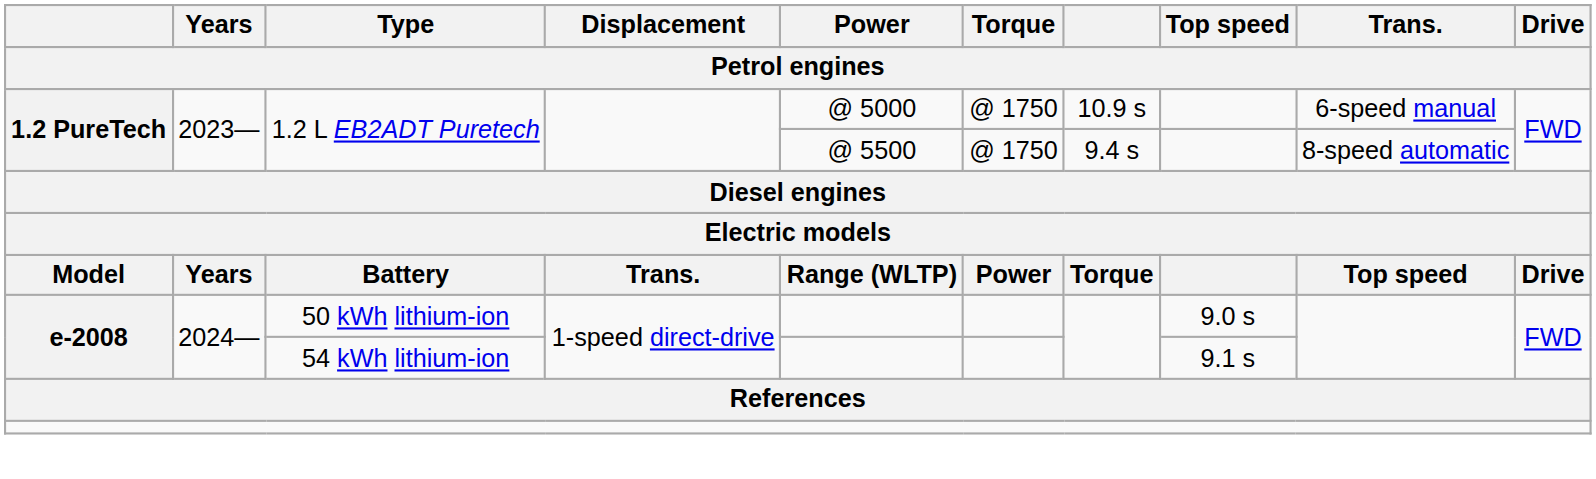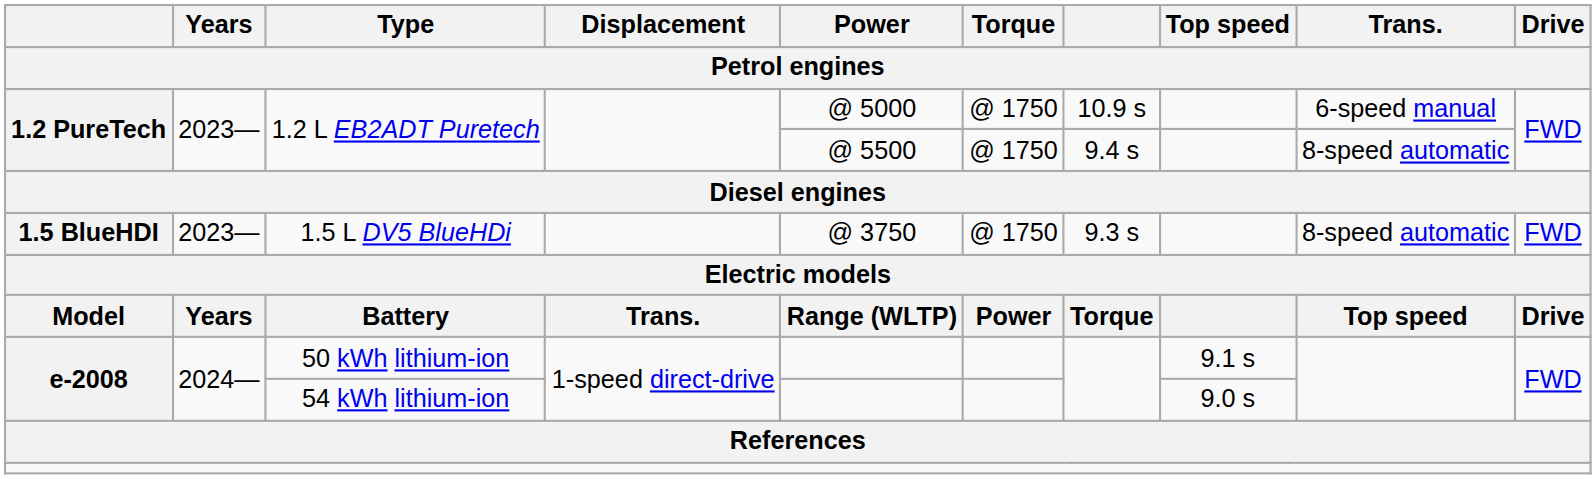+ row: (89, 234)
(1228, 317) 9.0 s -> (1228, 358) 9.1 s
(1228, 358) 9.1 s -> (1228, 400) 9.0 s
